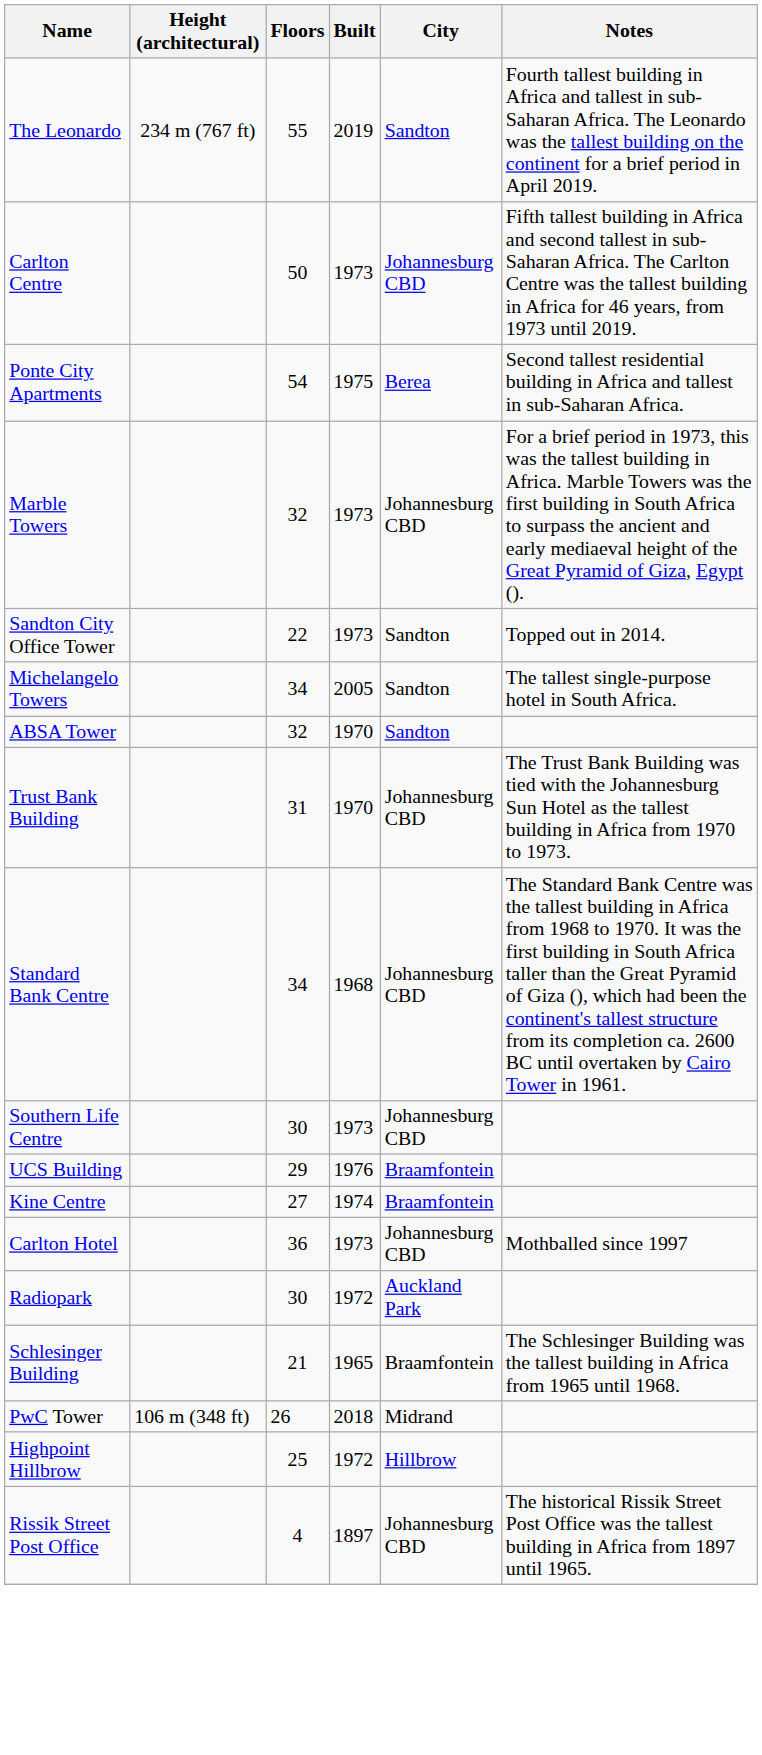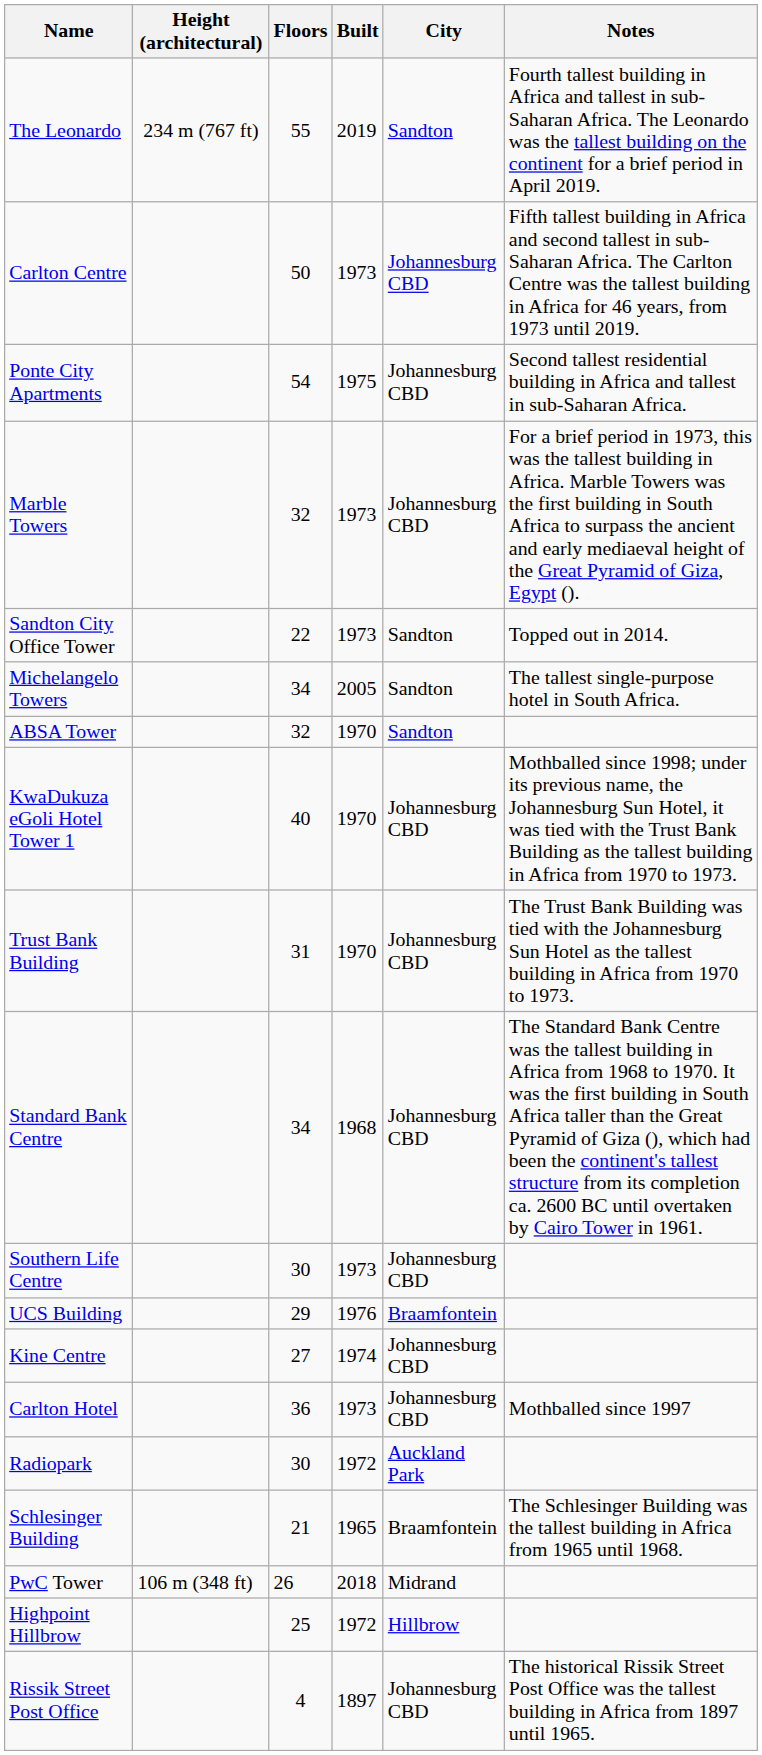(408, 382) Berea -> (442, 382) Johannesburg CBD
+ row: (59, 818)
(439, 1201) Braamfontein -> (442, 1355) Johannesburg CBD
